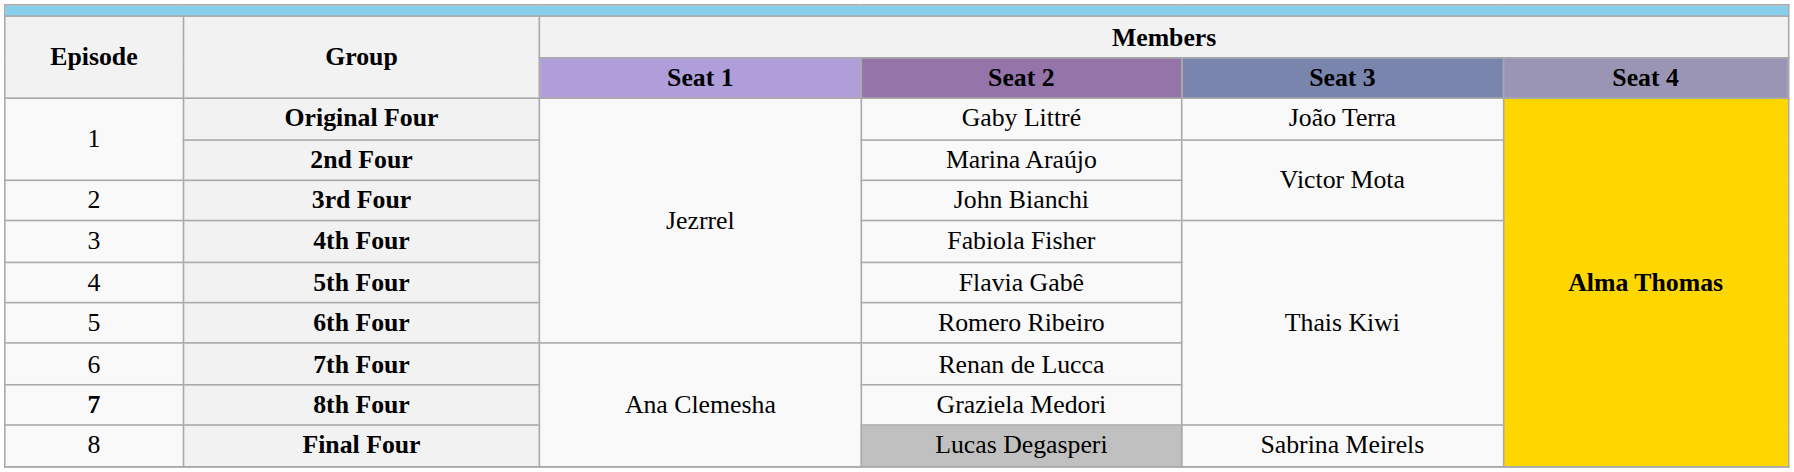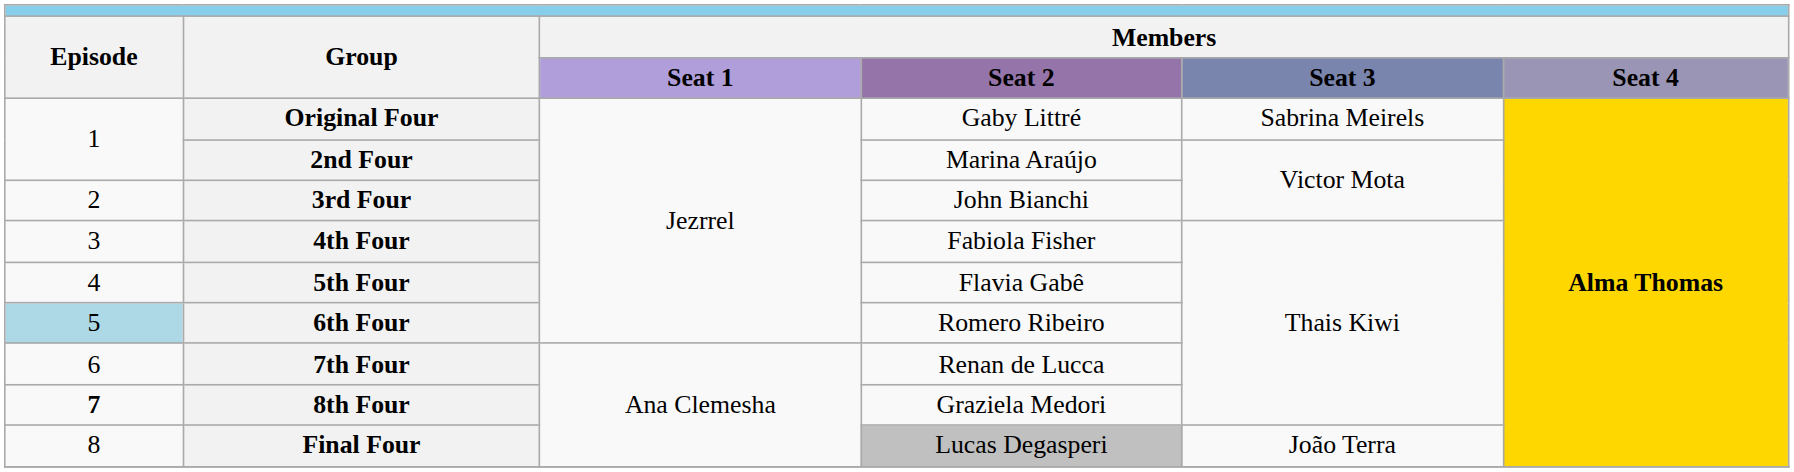(1342, 118) João Terra -> (1342, 118) Sabrina Meirels
(94, 322) no background -> (94, 322) lightblue background
(1342, 445) Sabrina Meirels -> (1342, 445) João Terra
